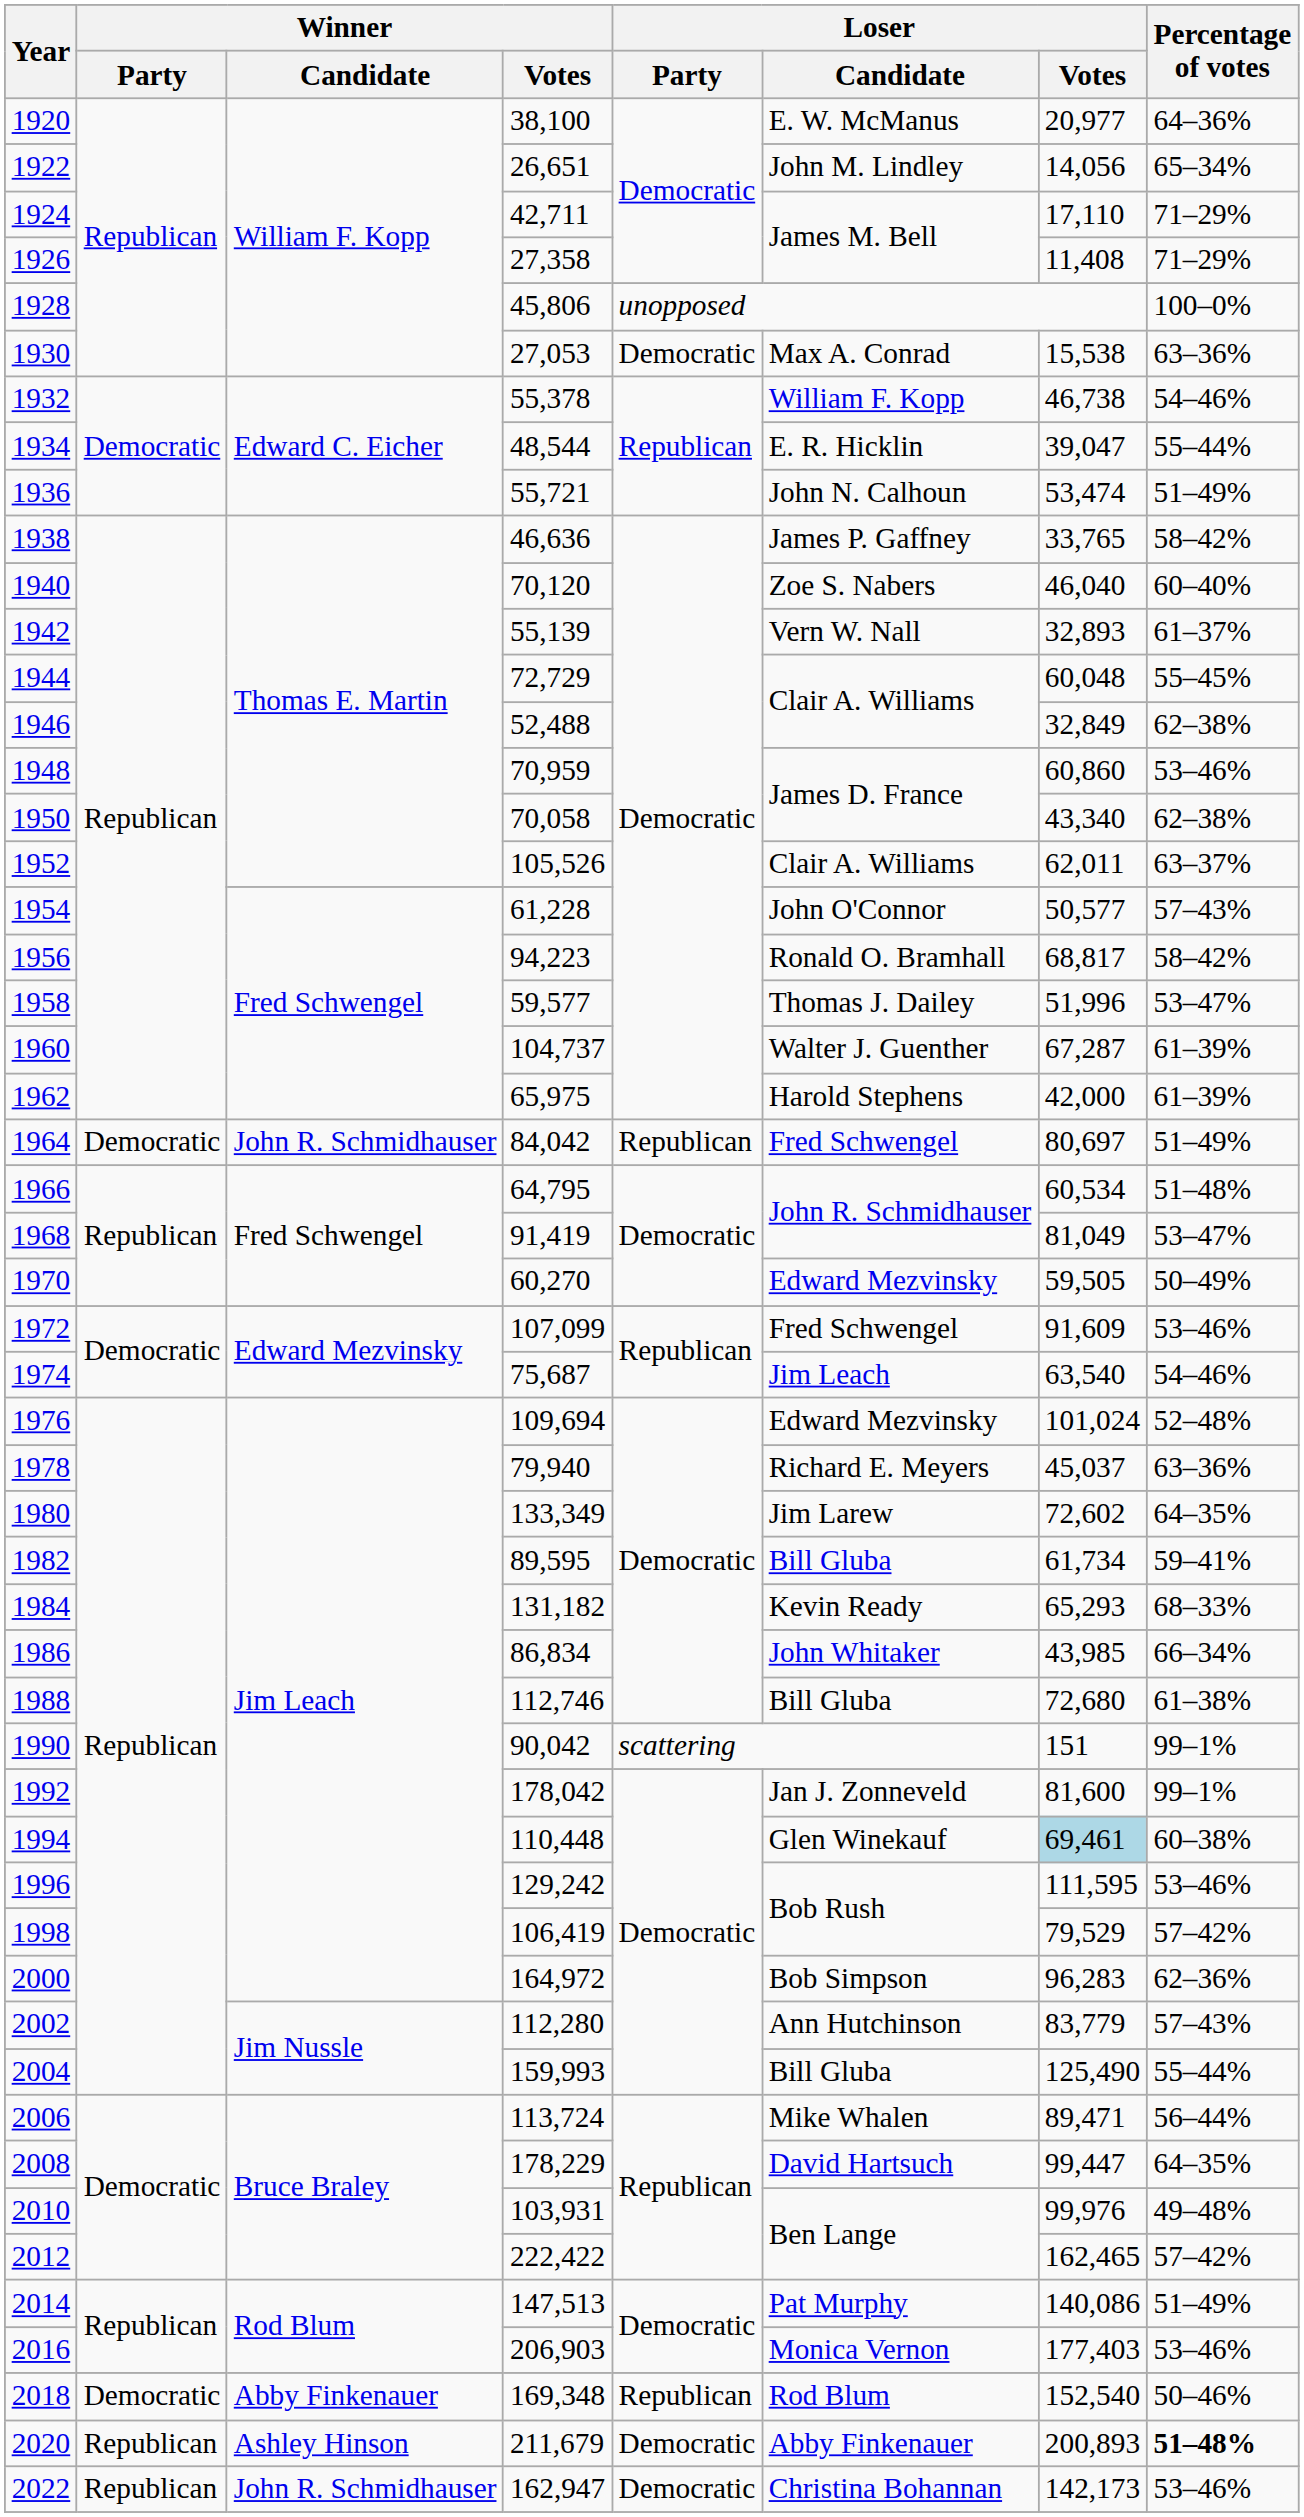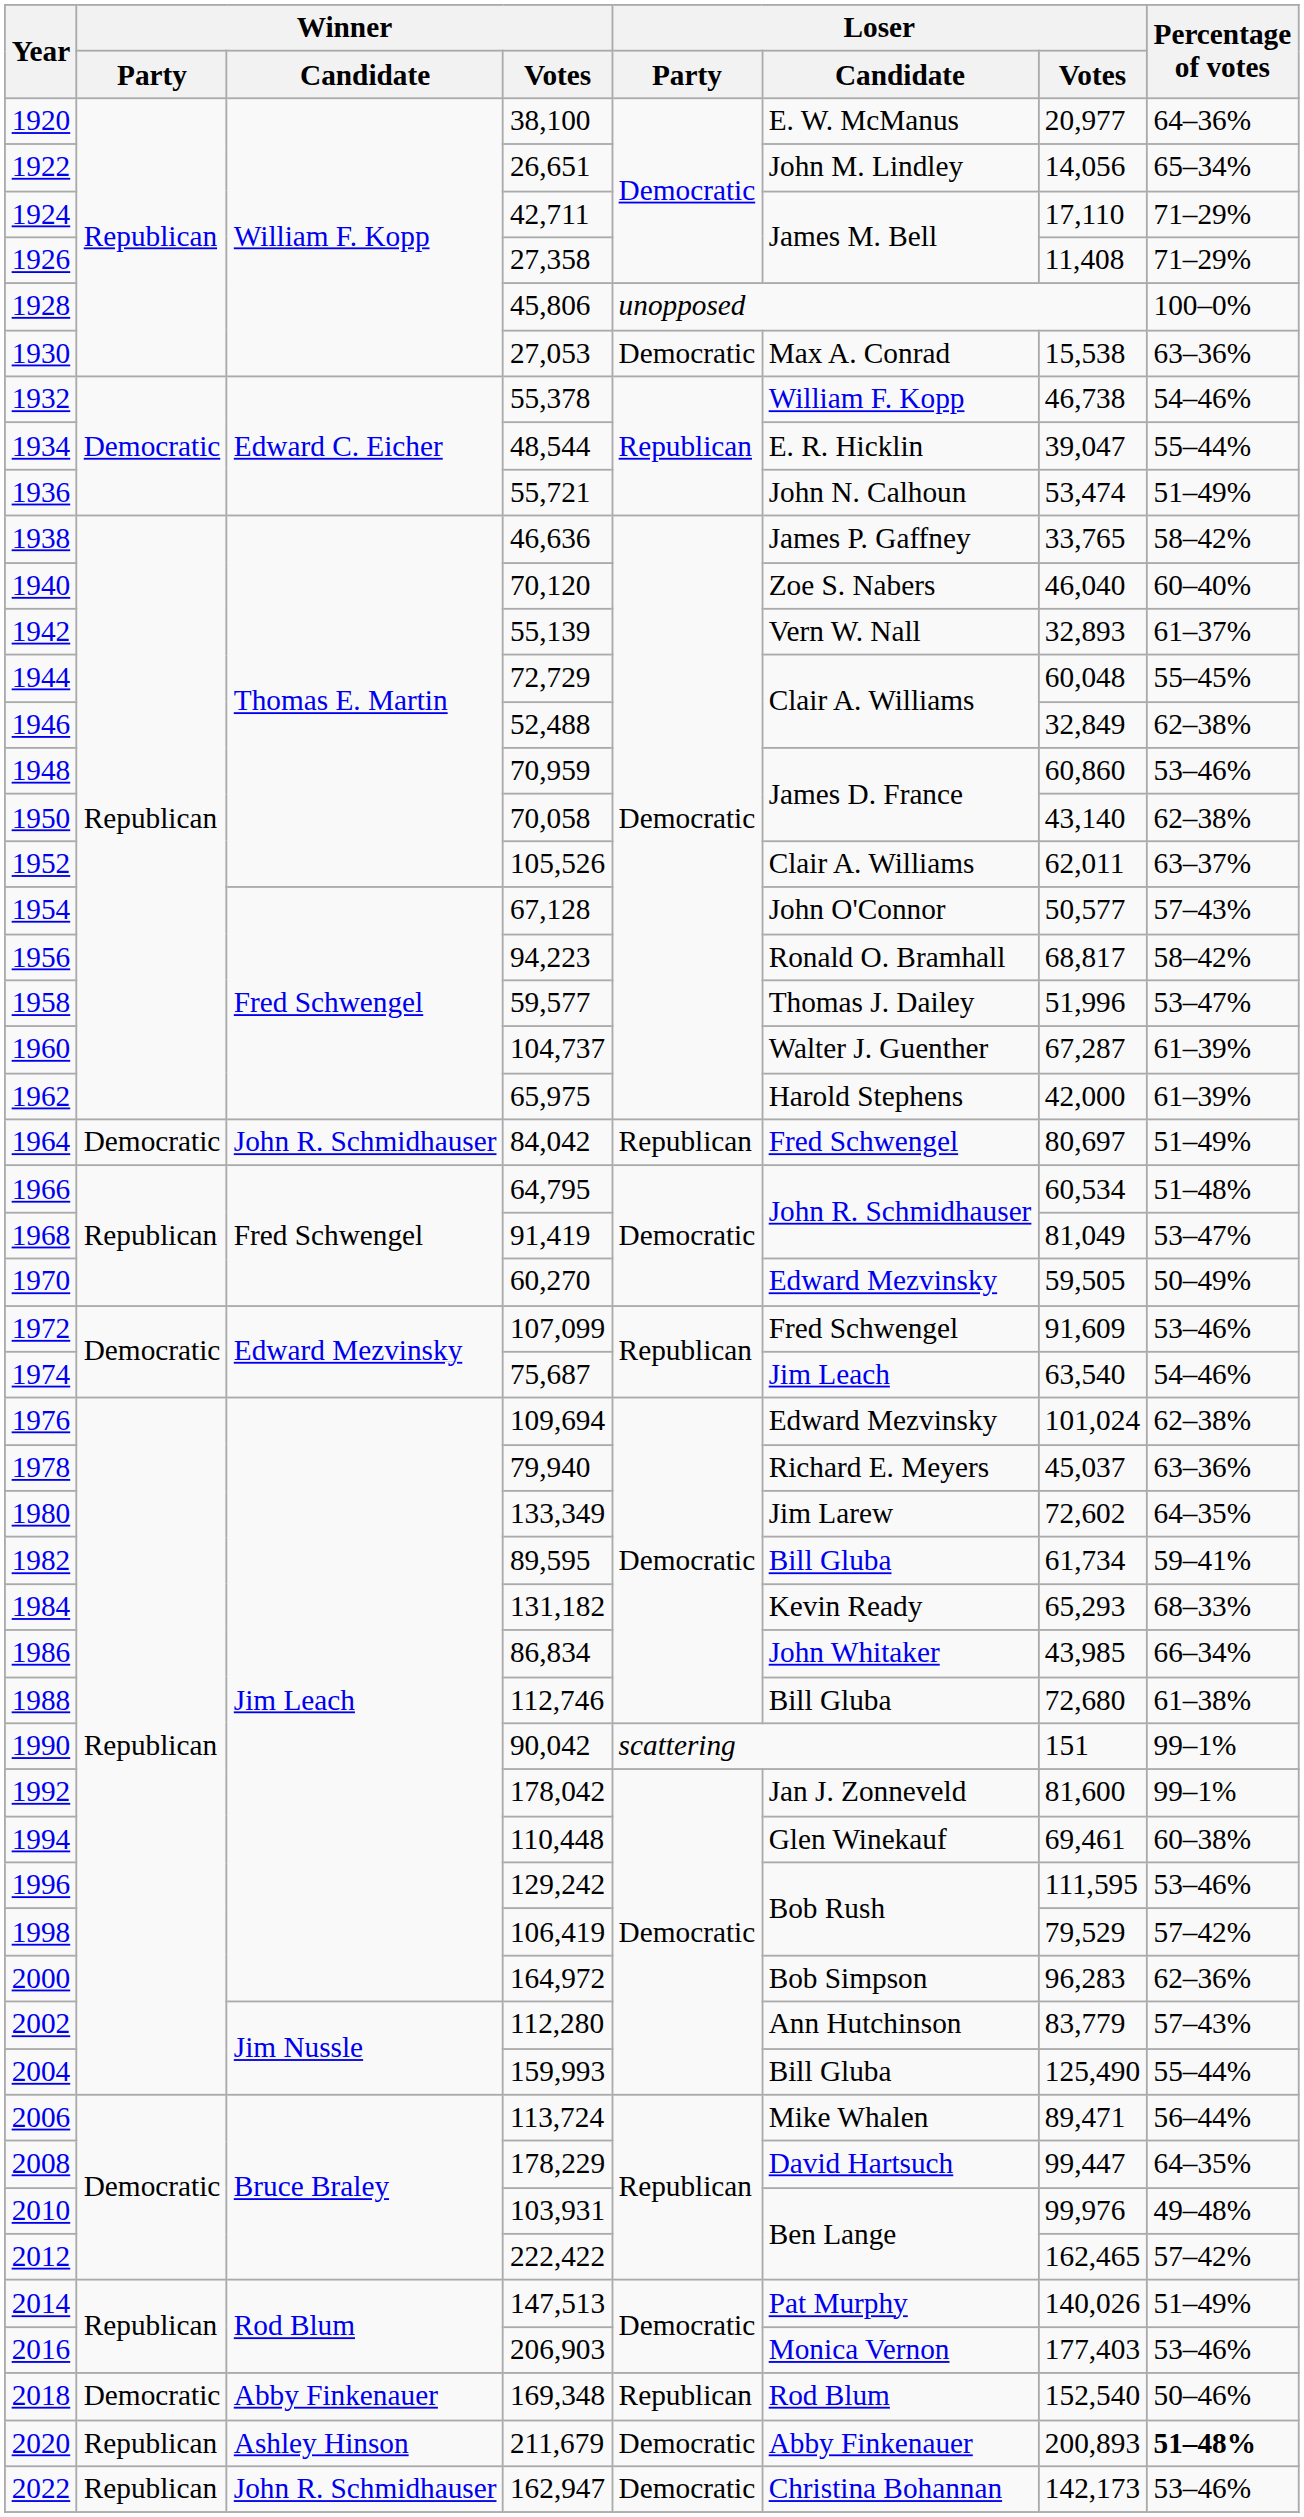(1085, 817) 43,340 -> (1085, 817) 43,140
(550, 910) 61,228 -> (550, 910) 67,128
(1202, 1420) 52–48% -> (1202, 1420) 62–38%
(1085, 1838) lightblue background -> (1085, 1838) no background
(1092, 2303) 140,086 -> (1092, 2303) 140,026
